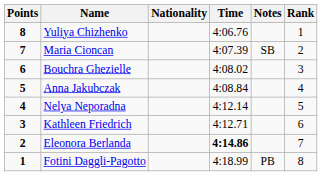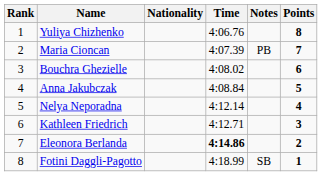columns swapped: (301, 13) <-> (23, 13)
(268, 50) SB -> (264, 50) PB
(268, 161) PB -> (264, 161) SB
